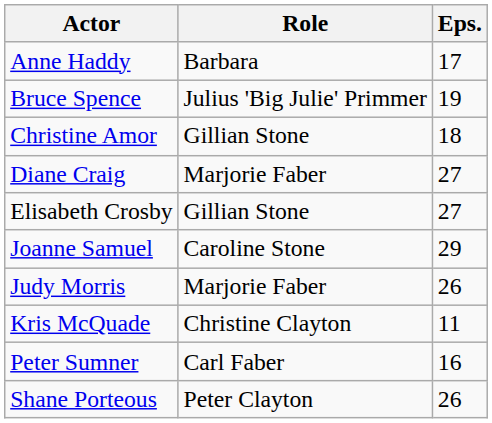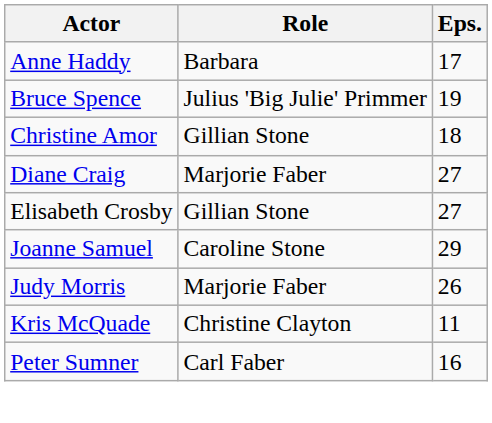- row: (84, 398)
